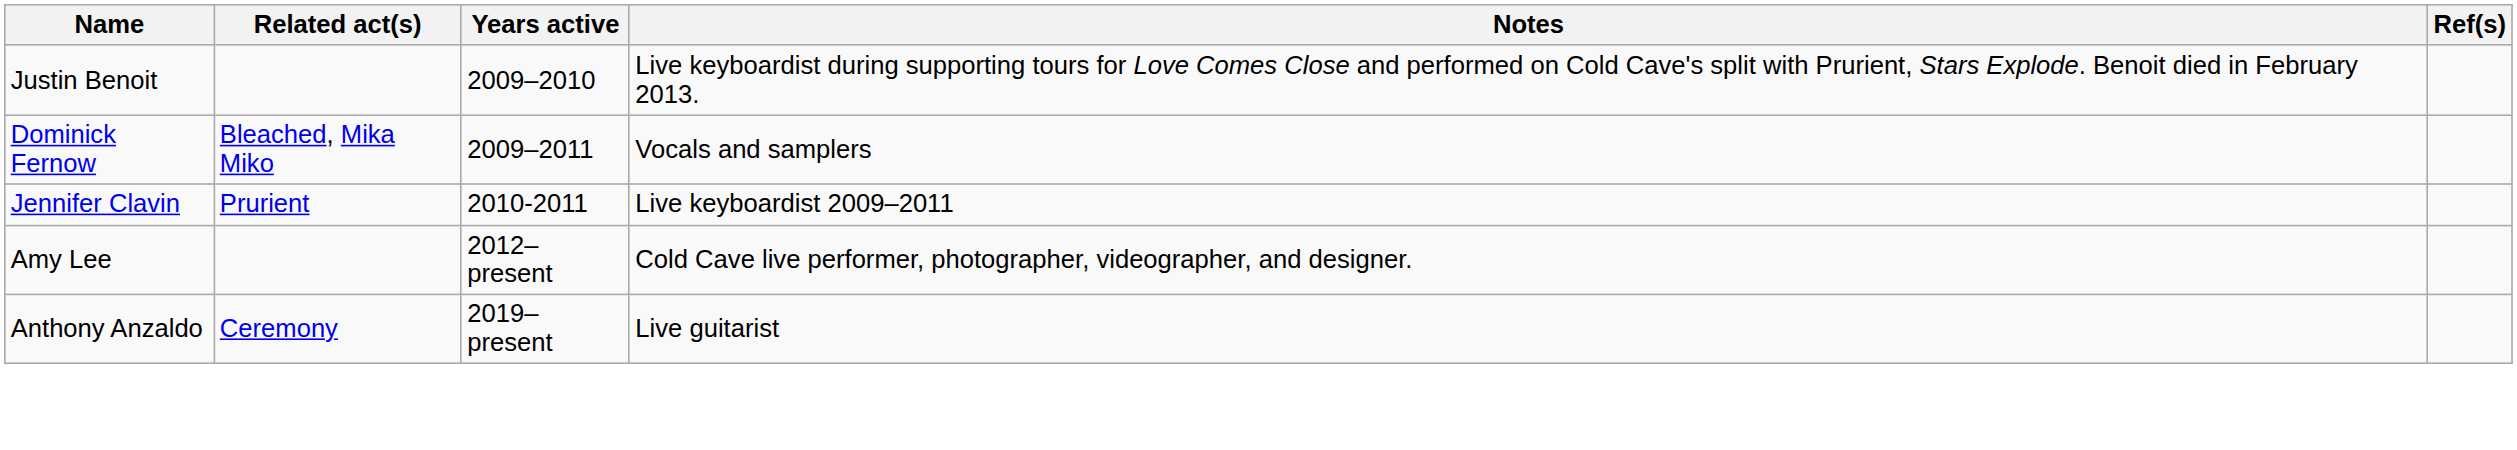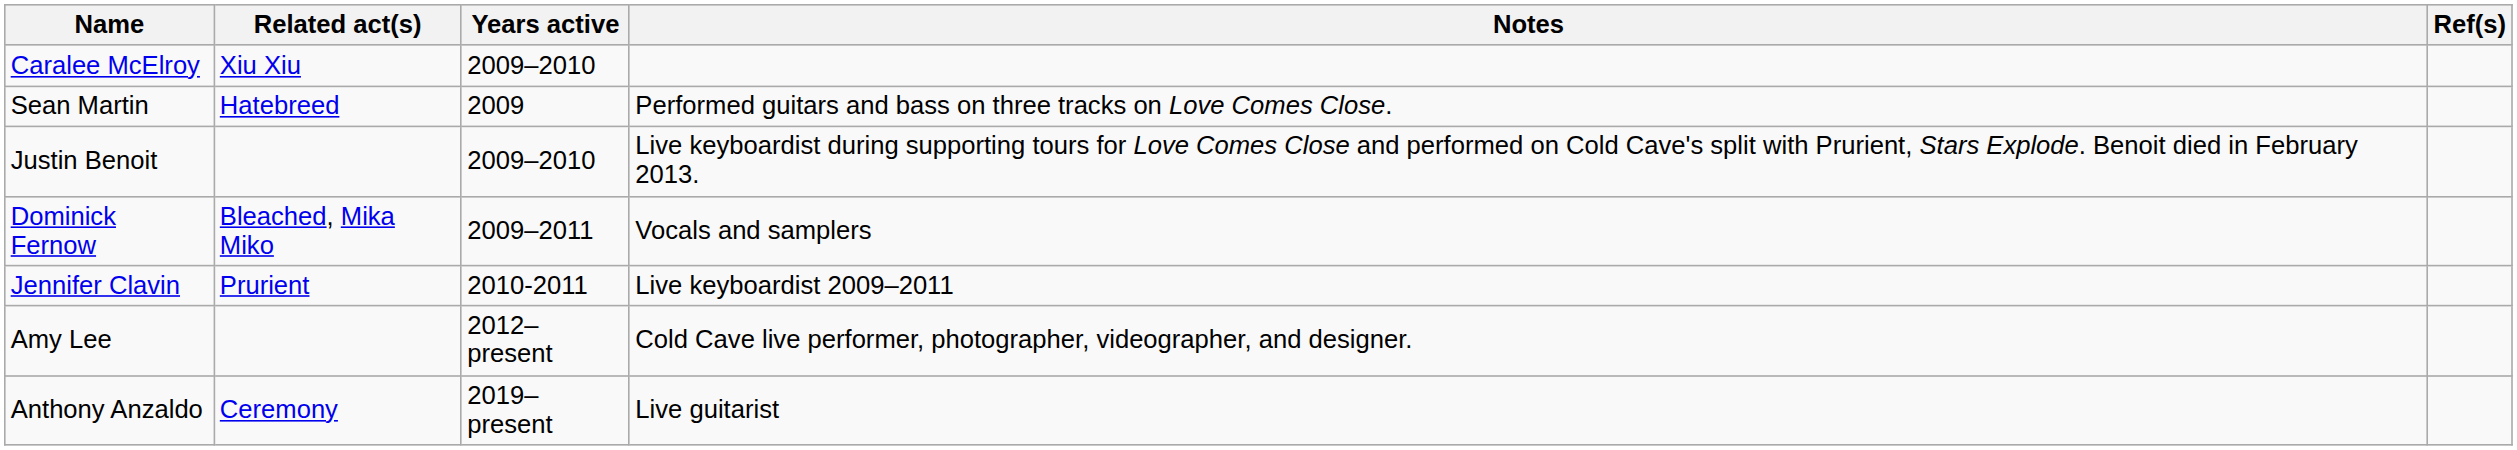+ row: (105, 65)
+ row: (80, 106)
